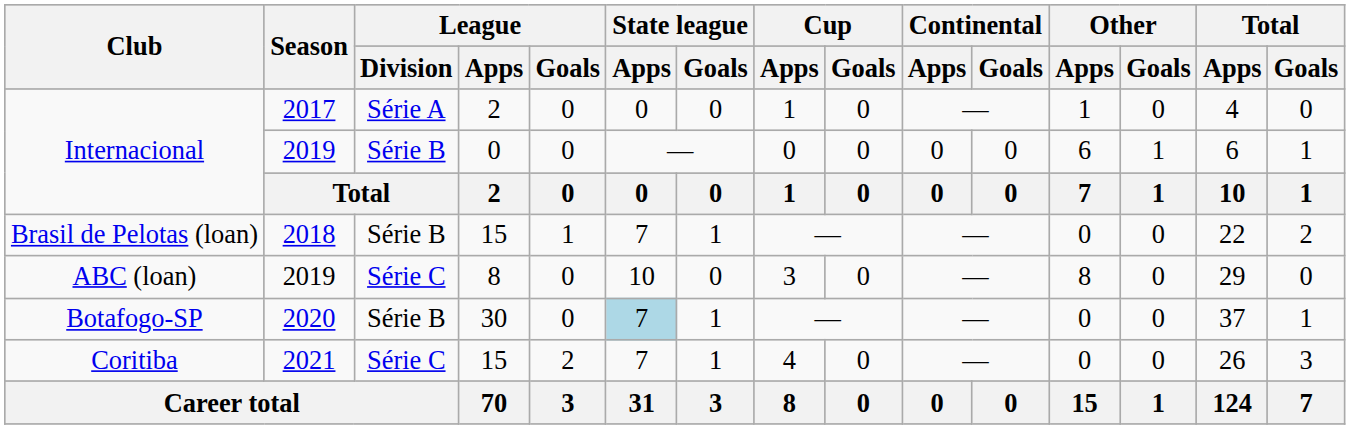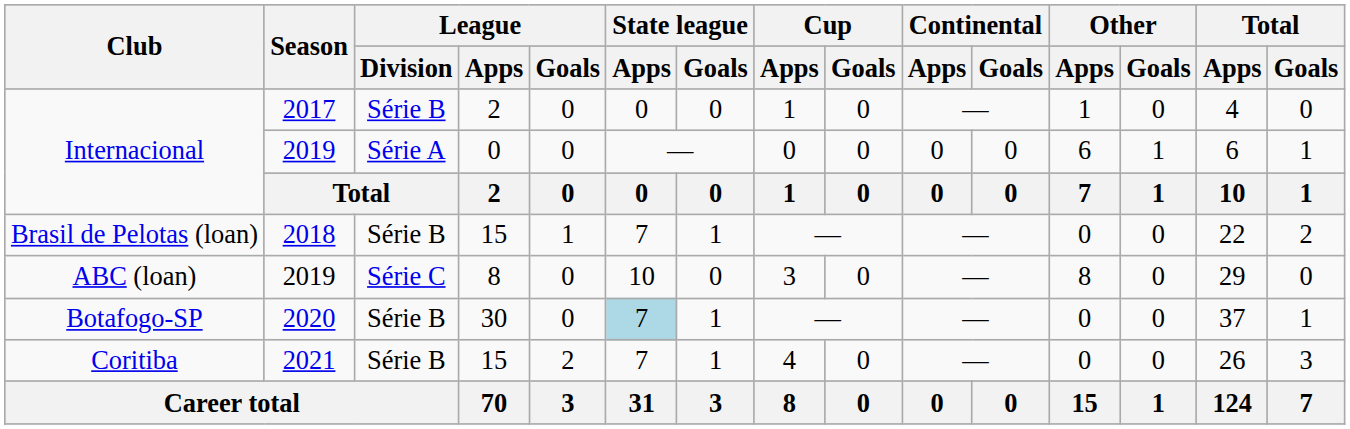(406, 109) Série A -> (406, 109) Série B
(406, 151) Série B -> (406, 151) Série A
(406, 360) Série C -> (406, 360) Série B
